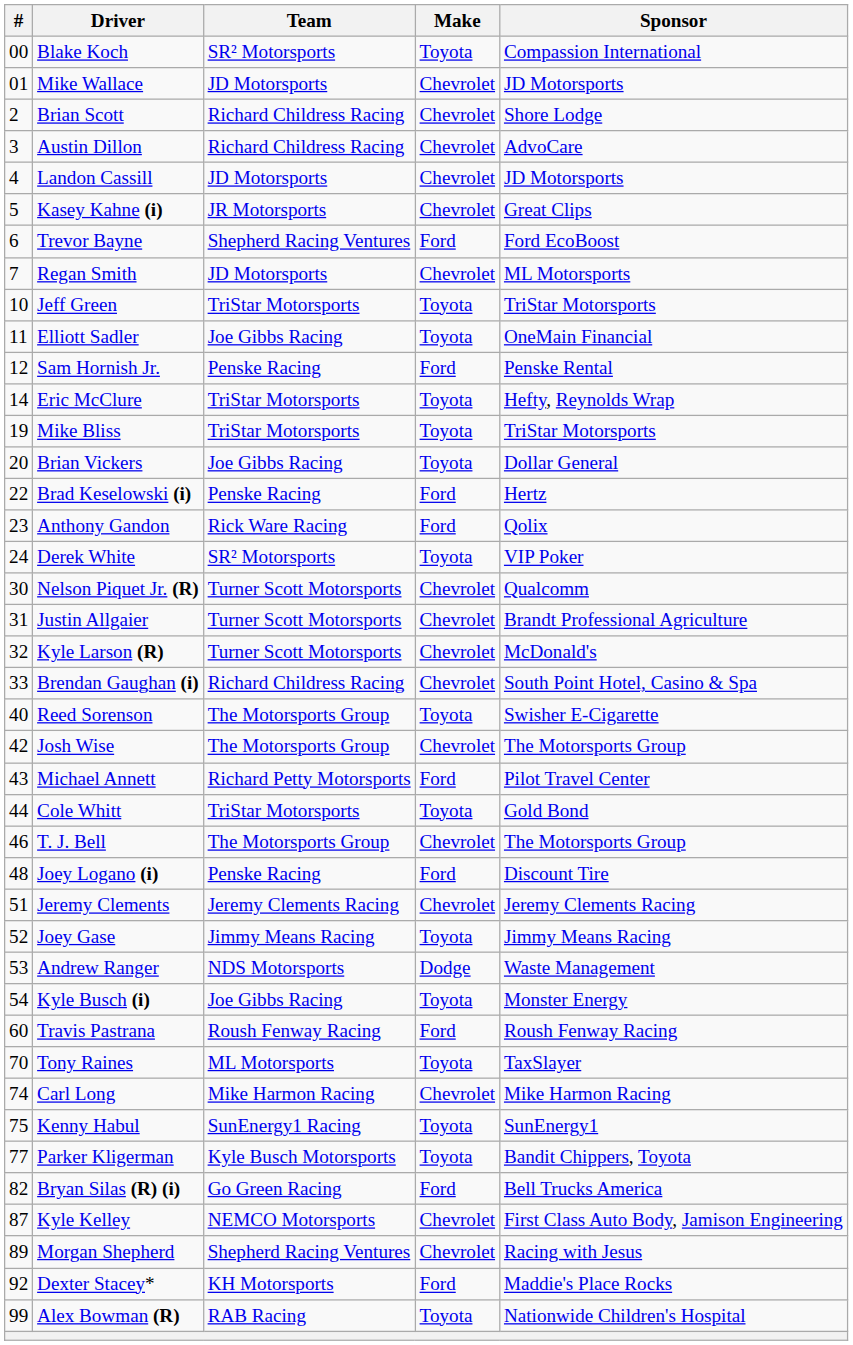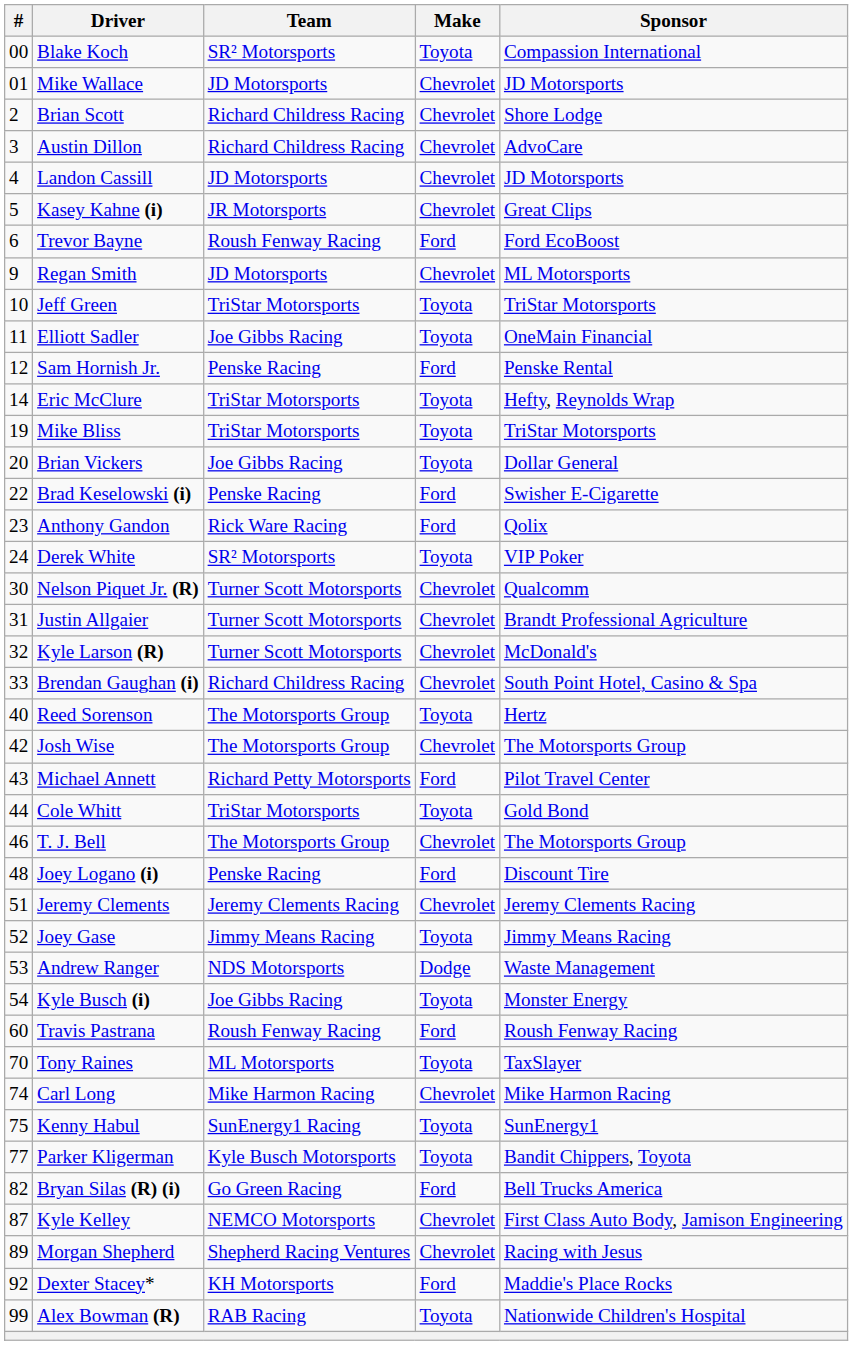(309, 241) Shepherd Racing Ventures -> (294, 241) Roush Fenway Racing
(14, 273) 7 -> (14, 273) 9
(525, 494) Hertz -> (581, 494) Swisher E-Cigarette
(581, 715) Swisher E-Cigarette -> (525, 715) Hertz
